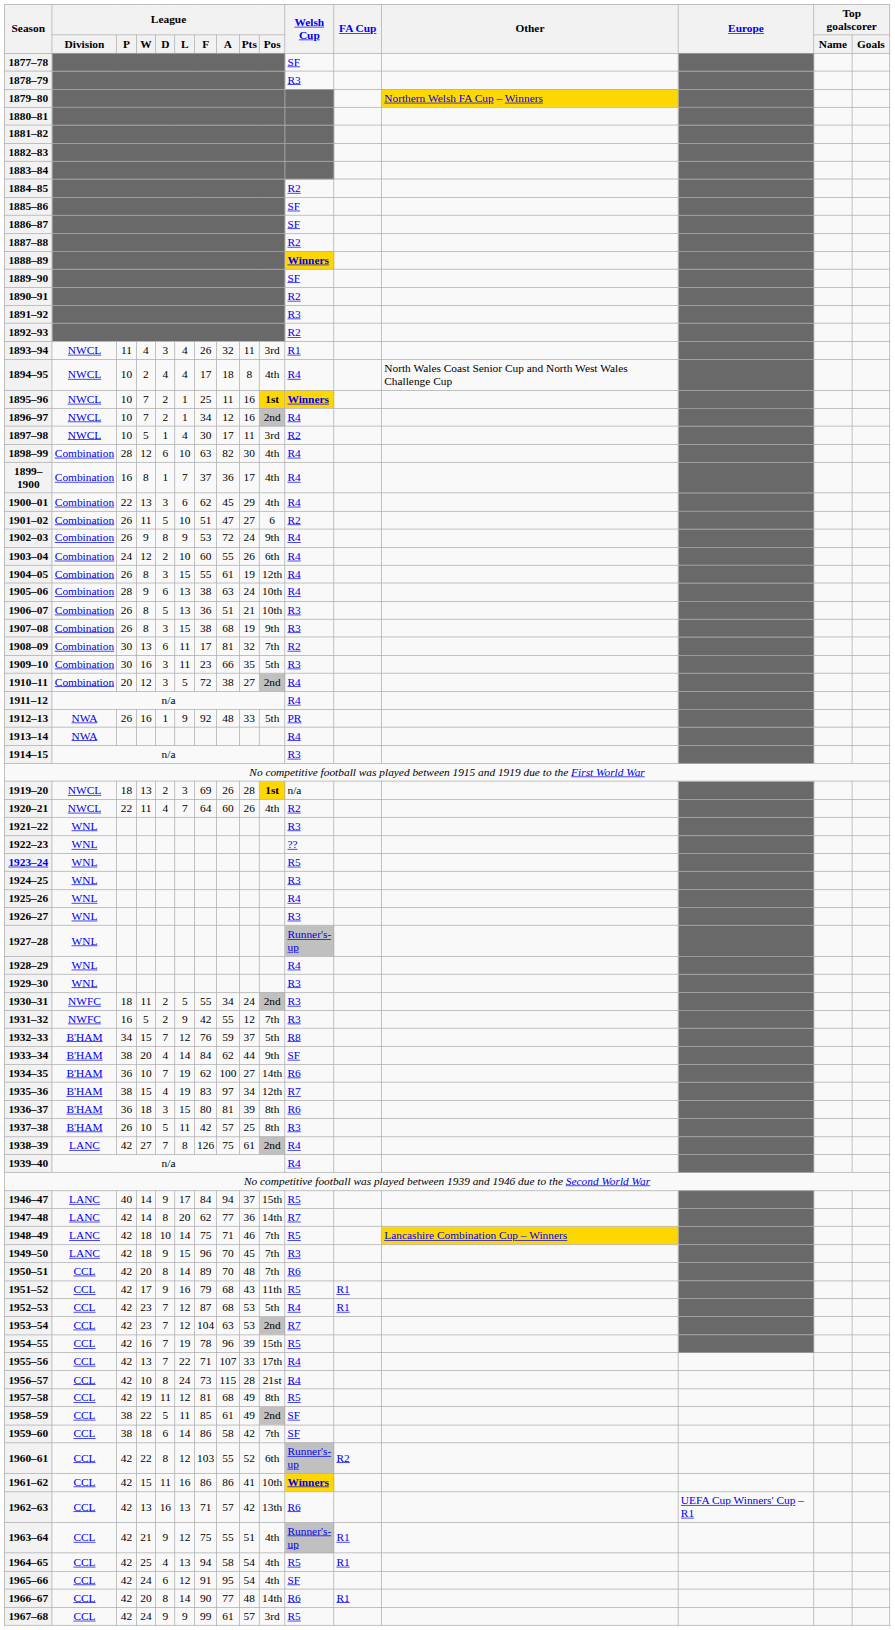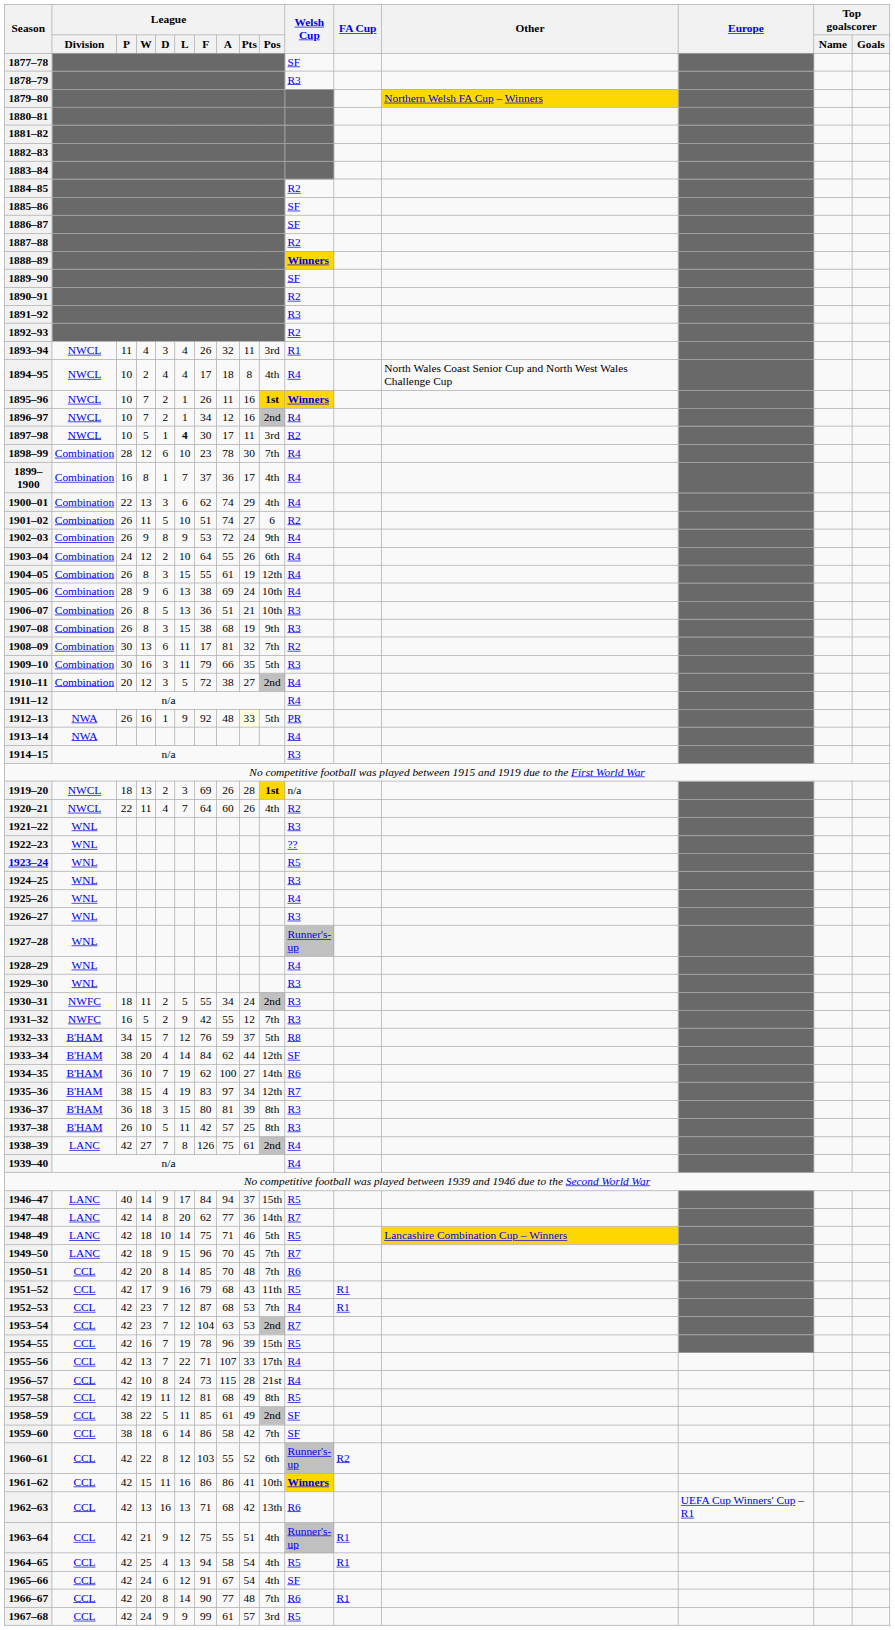(206, 399) 25 -> (206, 399) 26
(185, 435) normal -> (185, 435) bold
(206, 453) 63 -> (206, 453) 23
(228, 453) 82 -> (228, 453) 78
(272, 453) 4th -> (272, 453) 7th
(228, 502) 45 -> (228, 502) 74
(228, 520) 47 -> (228, 520) 74
(206, 556) 60 -> (206, 556) 64
(228, 592) 63 -> (228, 592) 69
(206, 664) 23 -> (206, 664) 79
(249, 718) no background -> (249, 718) lightyellow background
(272, 1055) 9th -> (272, 1055) 12th
(294, 1109) R6 -> (294, 1109) R3
(272, 1235) 7th -> (272, 1235) 5th
(294, 1253) R3 -> (294, 1253) R7
(206, 1271) 89 -> (206, 1271) 85
(272, 1307) 5th -> (272, 1307) 7th
(228, 1507) 57 -> (228, 1507) 68
(228, 1580) 95 -> (228, 1580) 67
(272, 1598) 14th -> (272, 1598) 7th
